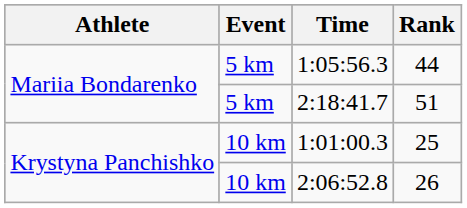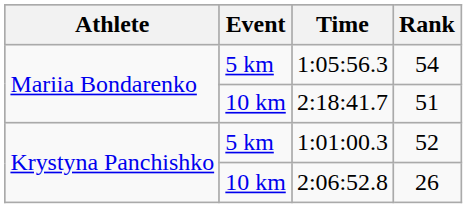(427, 64) 44 -> (427, 64) 54
(250, 103) 5 km -> (256, 103) 10 km
(256, 142) 10 km -> (250, 142) 5 km
(427, 142) 25 -> (427, 142) 52
